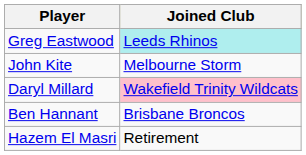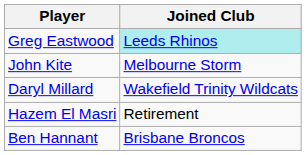(211, 89) pink background -> (211, 89) no background
rows swapped: (62, 138) <-> (53, 114)
